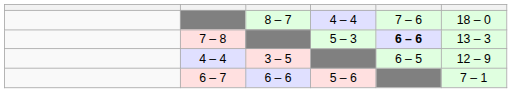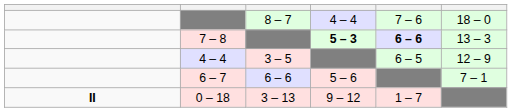(343, 40) normal -> (343, 40) bold
+ row: (213, 98)
